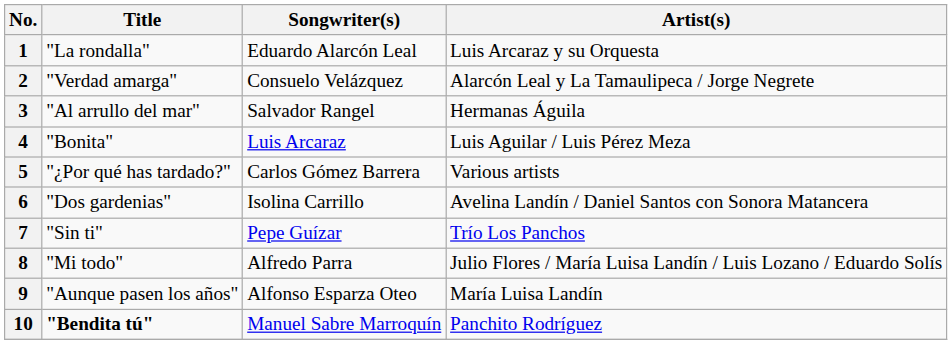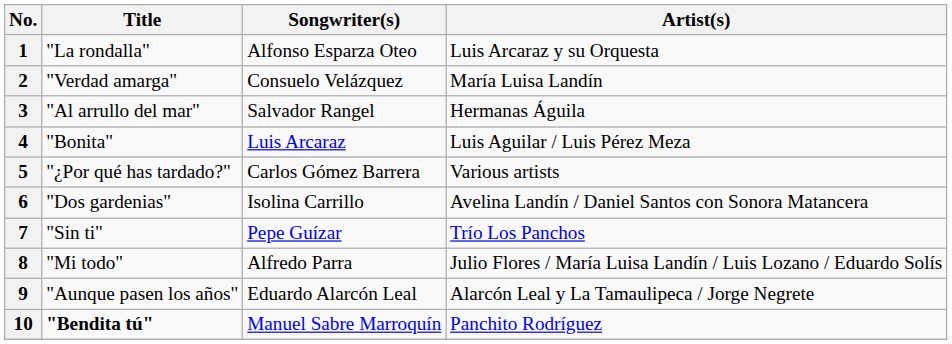(332, 50) Eduardo Alarcón Leal -> (332, 50) Alfonso Esparza Oteo
(632, 80) Alarcón Leal y La Tamaulipeca / Jorge Negrete -> (526, 80) María Luisa Landín
(332, 293) Alfonso Esparza Oteo -> (332, 293) Eduardo Alarcón Leal
(526, 293) María Luisa Landín -> (632, 293) Alarcón Leal y La Tamaulipeca / Jorge Negrete
